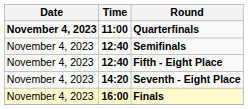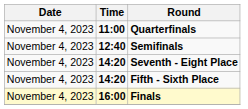(52, 29) bold -> (50, 29) normal
- row: (178, 63)
+ row: (175, 79)
